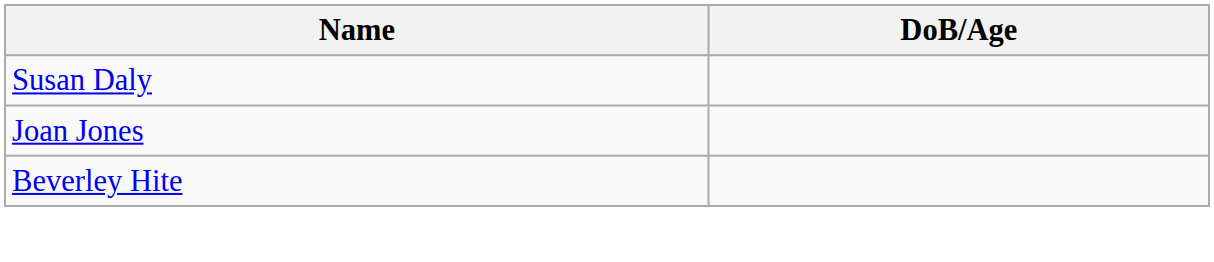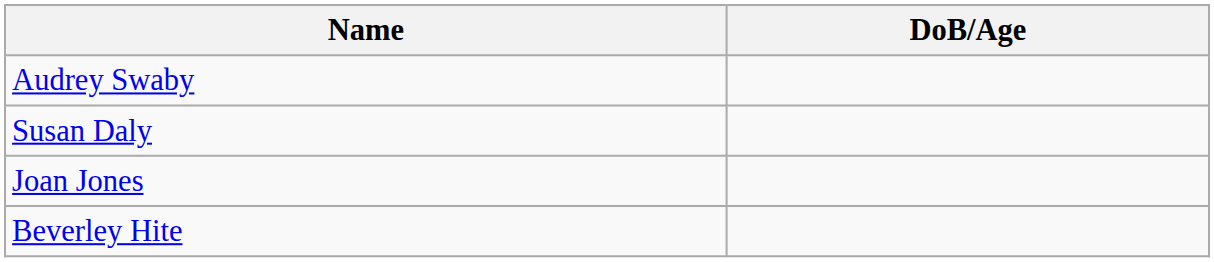+ row: (103, 80)
